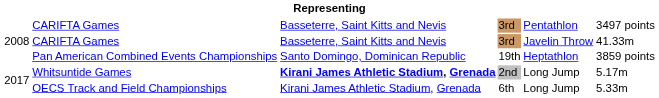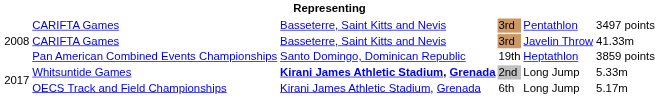(612, 72) 5.17m -> (612, 72) 5.33m
(612, 88) 5.33m -> (612, 88) 5.17m
